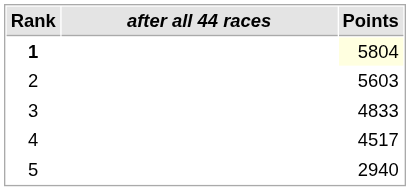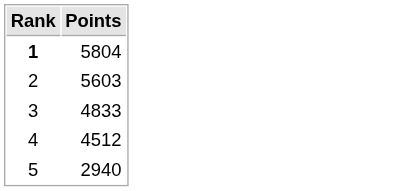- column: (199, 21)
(378, 52) lightyellow background -> (101, 52) no background
(378, 140) 4517 -> (101, 140) 4512
